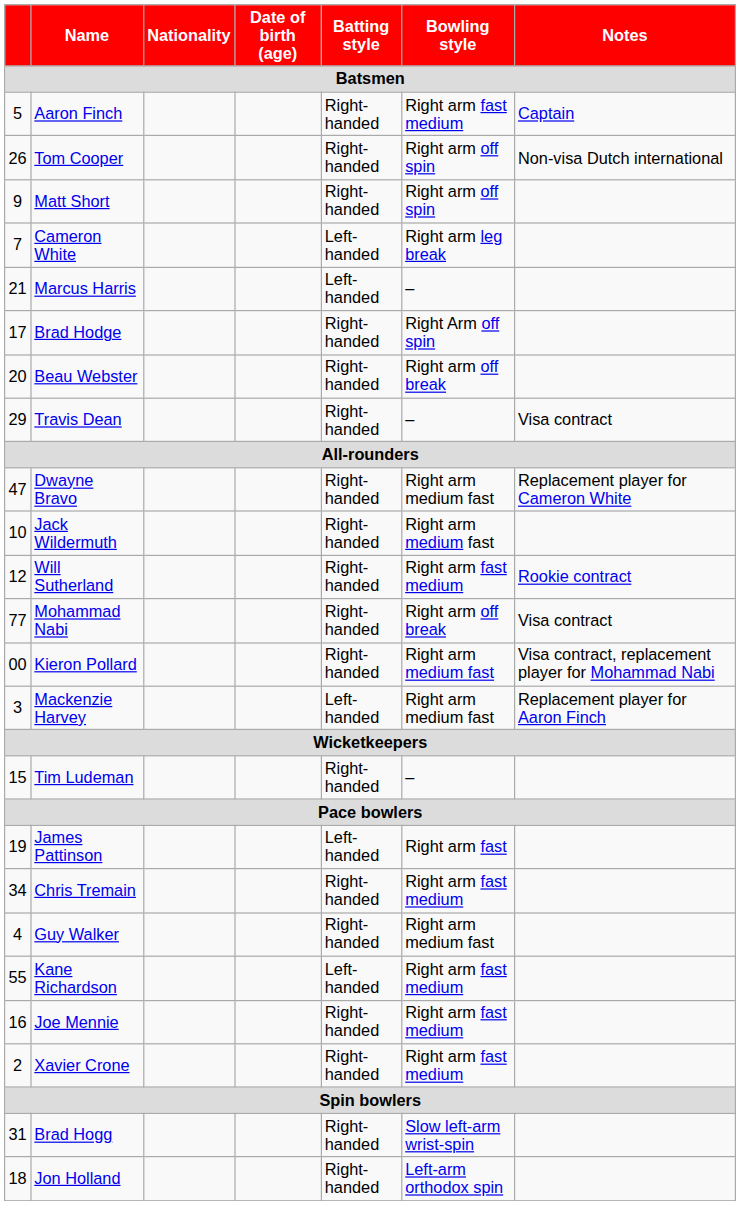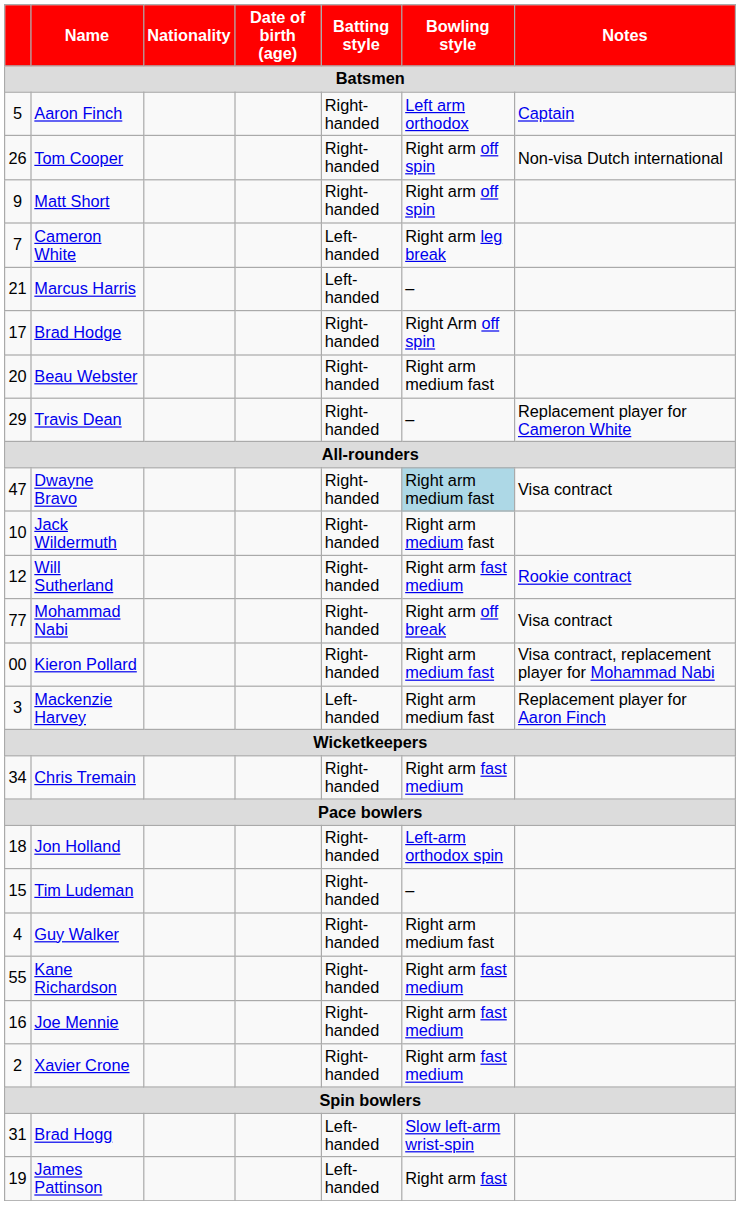(456, 114) Right arm fast medium -> (437, 114) Left arm orthodox
(452, 376) Right arm off break -> (450, 376) Right arm medium fast
(565, 420) Visa contract -> (602, 420) Replacement player for Cameron White
(450, 489) no background -> (450, 489) lightblue background
(602, 489) Replacement player for Cameron White -> (565, 489) Visa contract
rows swapped: (84, 777) <-> (85, 890)
rows swapped: (68, 847) <-> (77, 1178)
(352, 978) Left-handed -> (352, 978) Right-handed
(352, 1135) Right-handed -> (352, 1135) Left-handed
